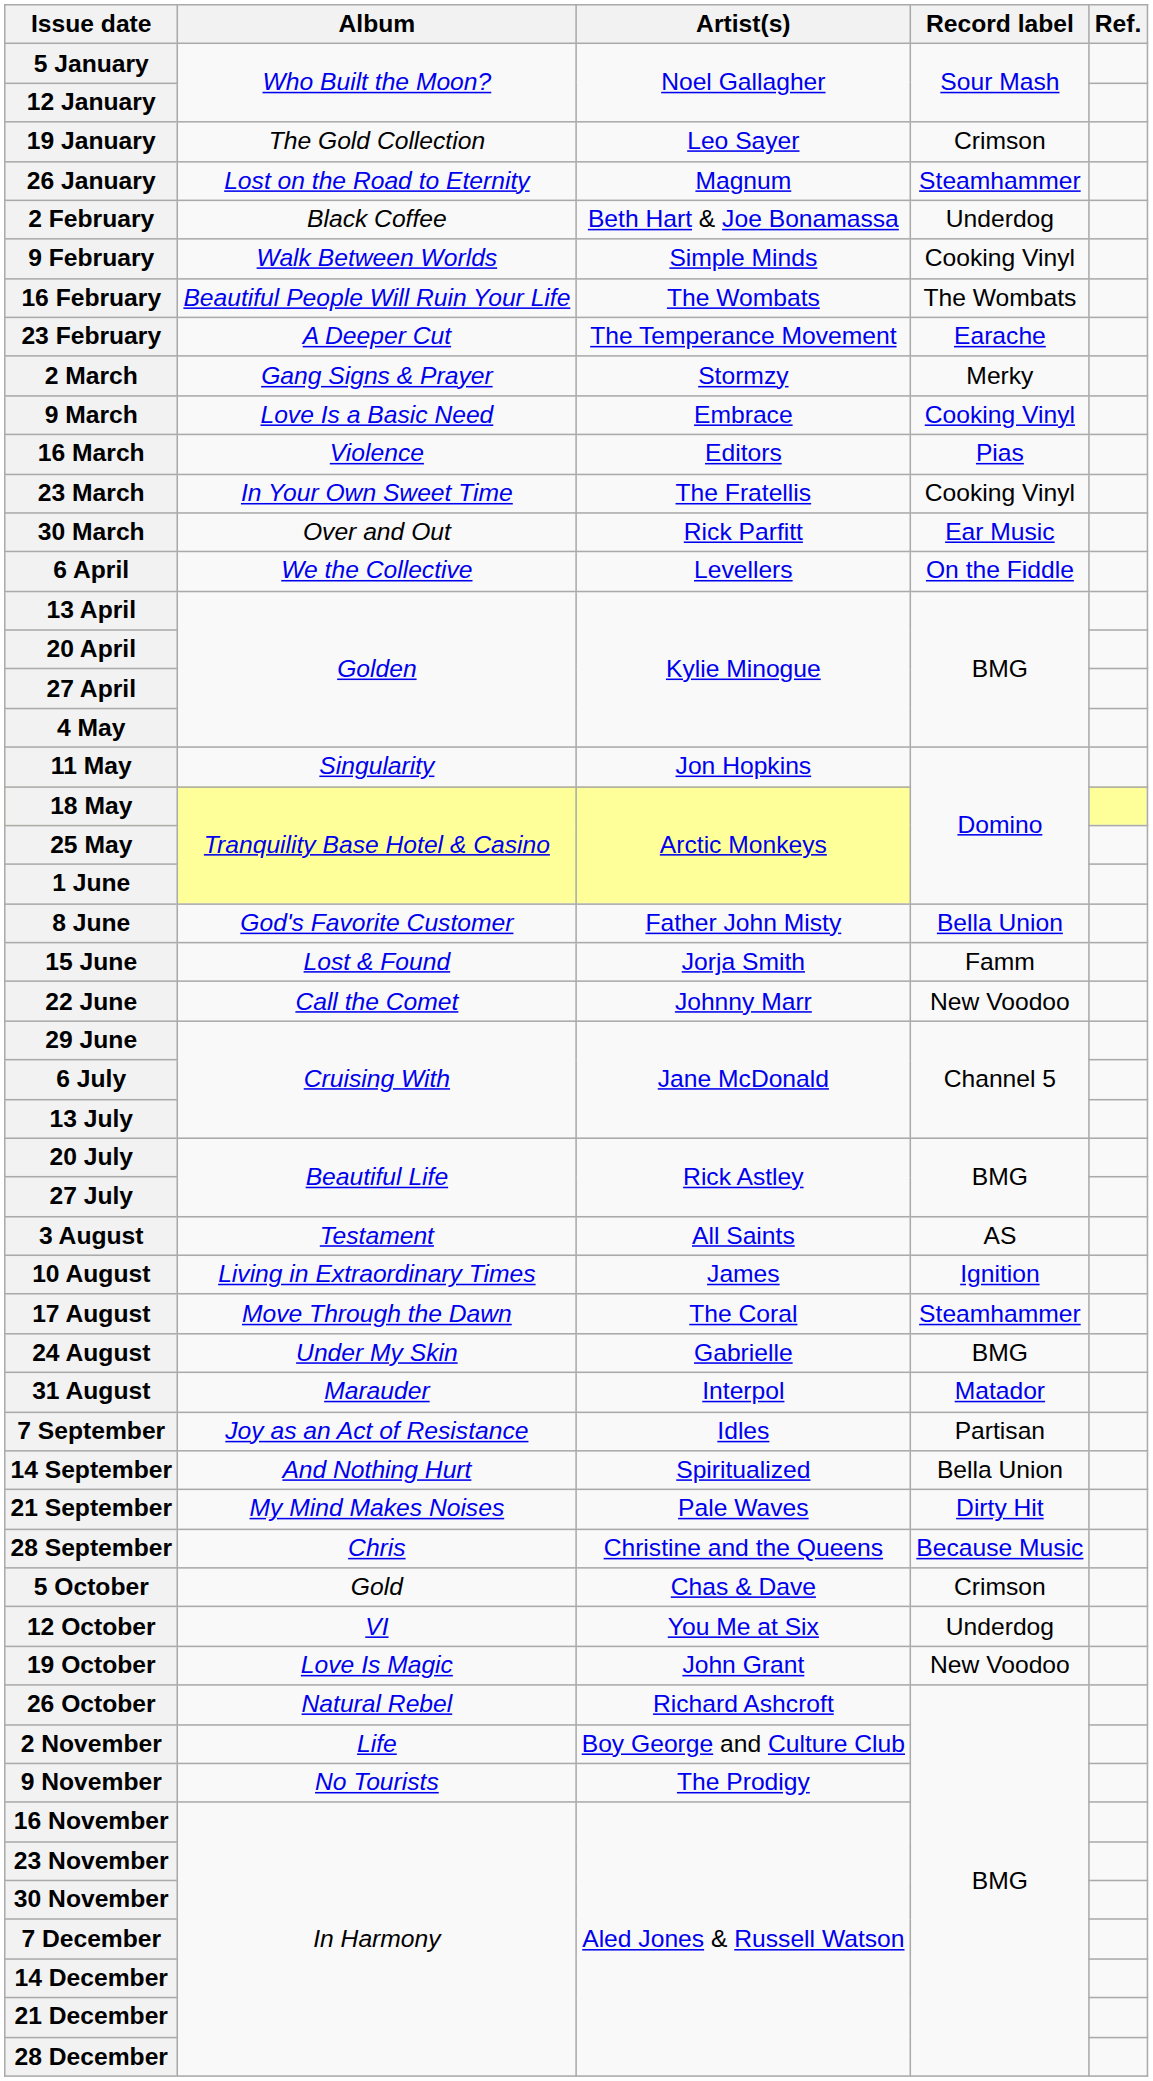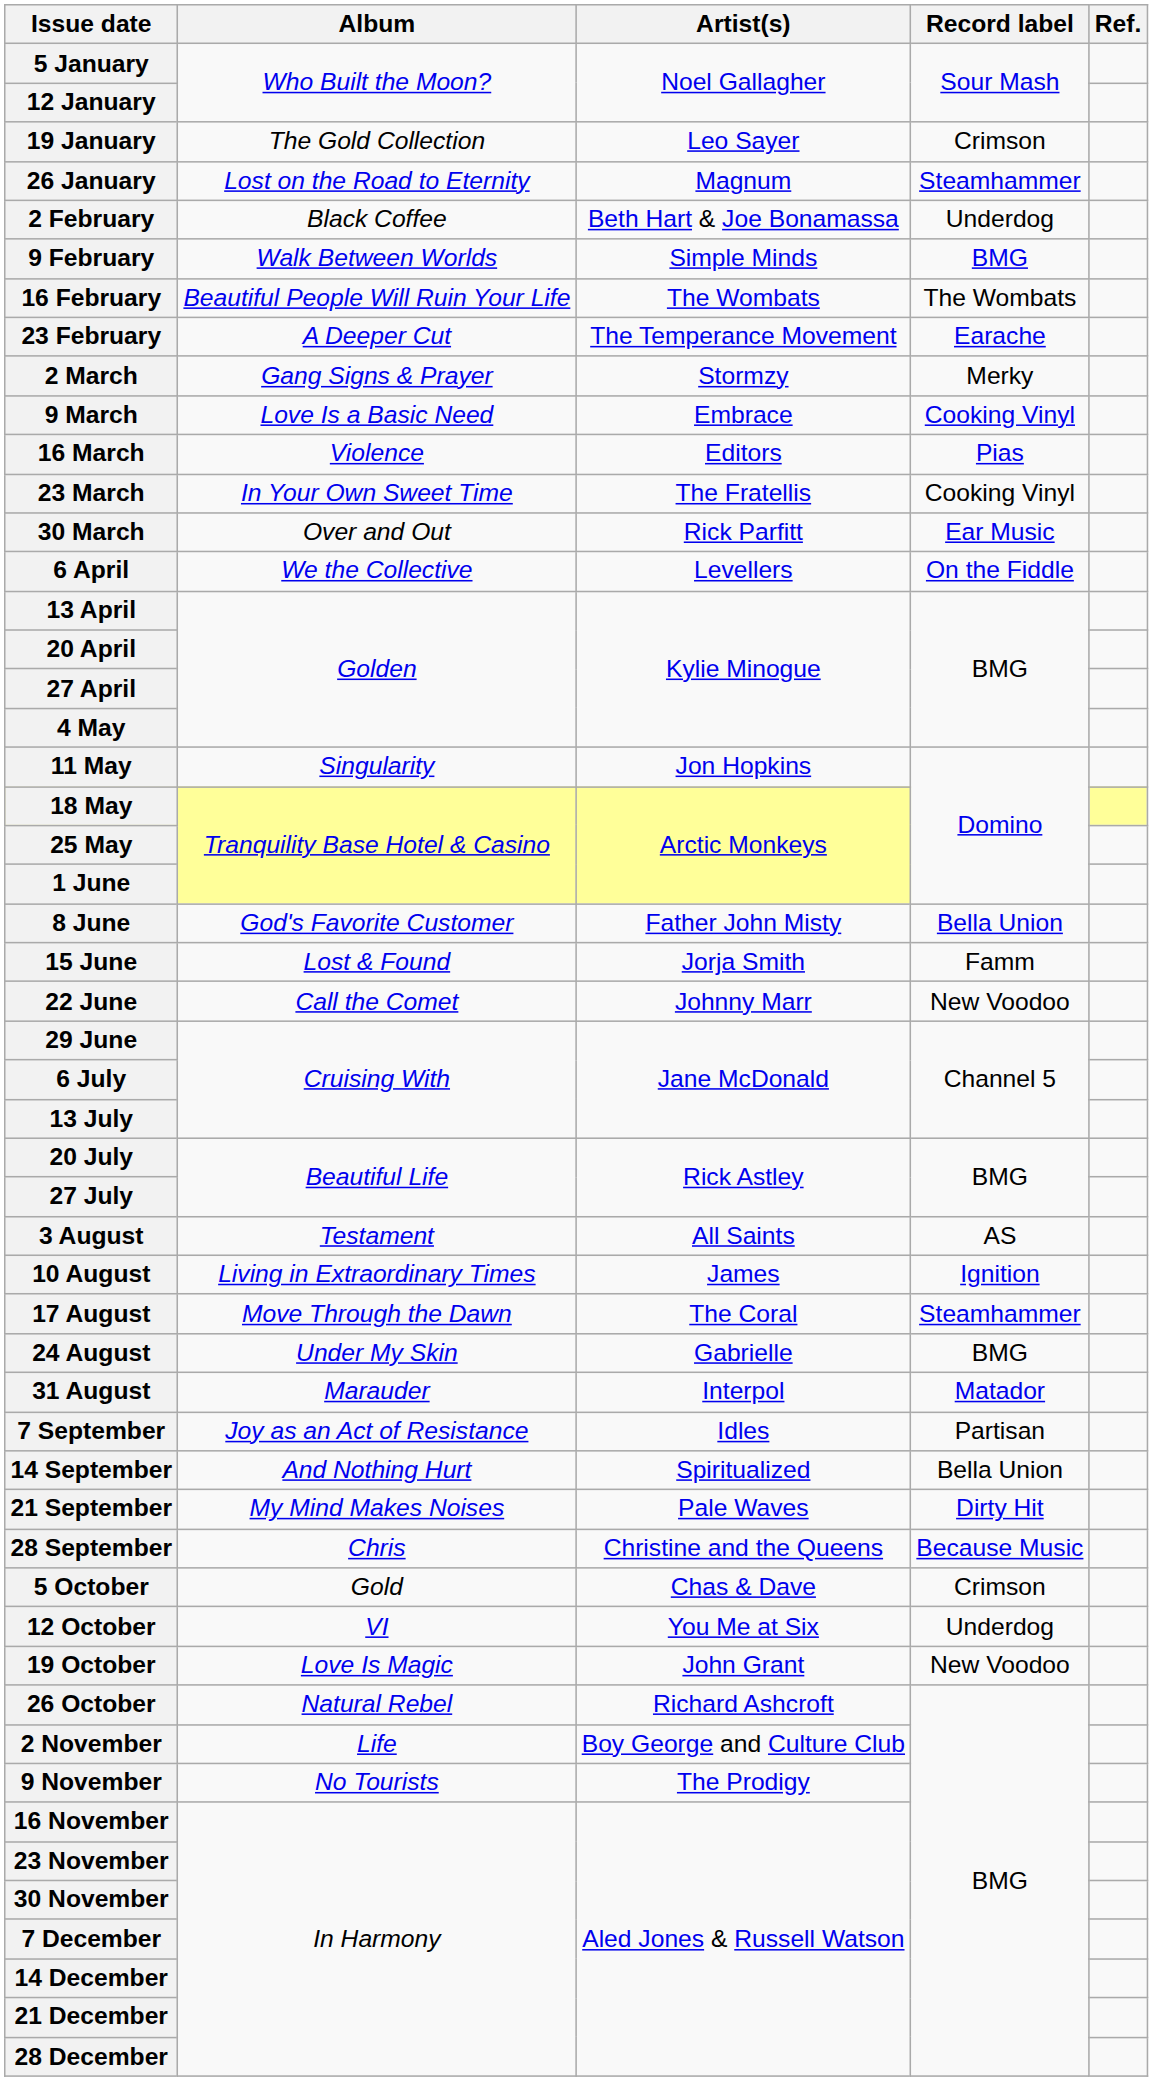(1000, 258) Cooking Vinyl -> (1000, 258) BMG
